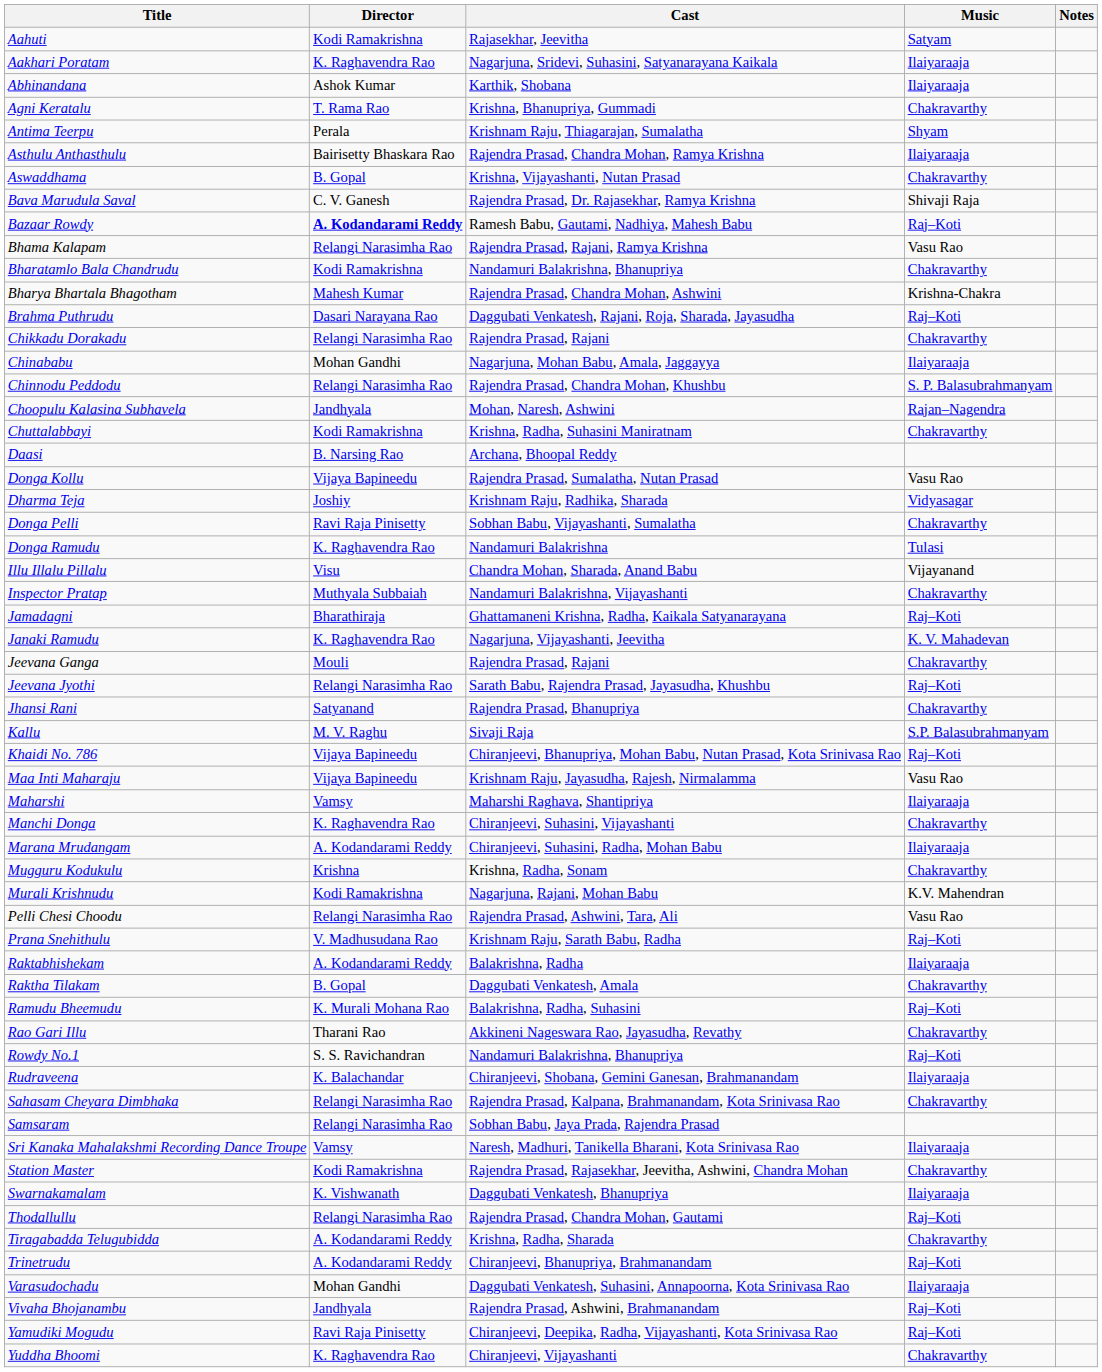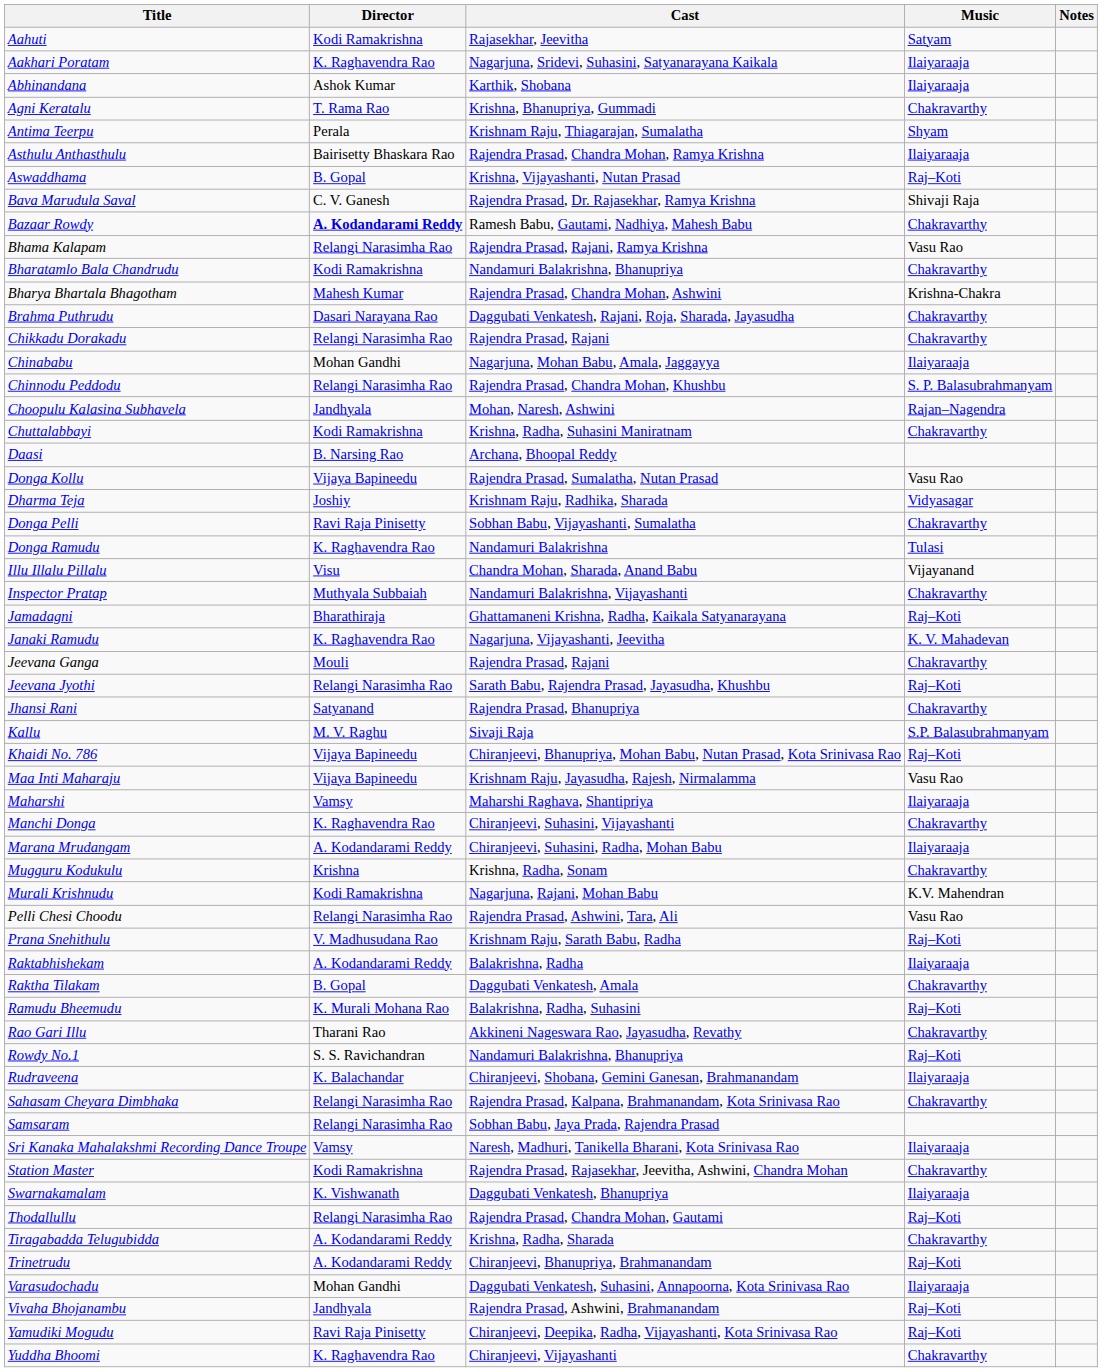(947, 177) Chakravarthy -> (934, 177) Raj–Koti
(934, 223) Raj–Koti -> (947, 223) Chakravarthy
(934, 316) Raj–Koti -> (947, 316) Chakravarthy
